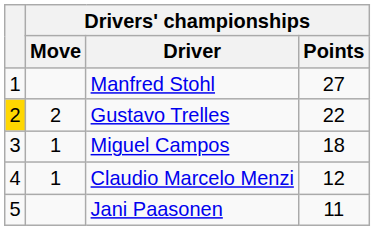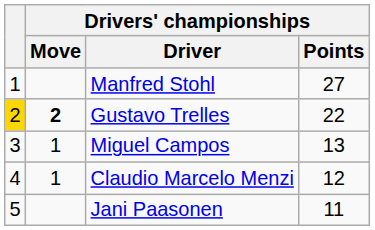(56, 115) normal -> (56, 115) bold
(334, 146) 18 -> (334, 146) 13
